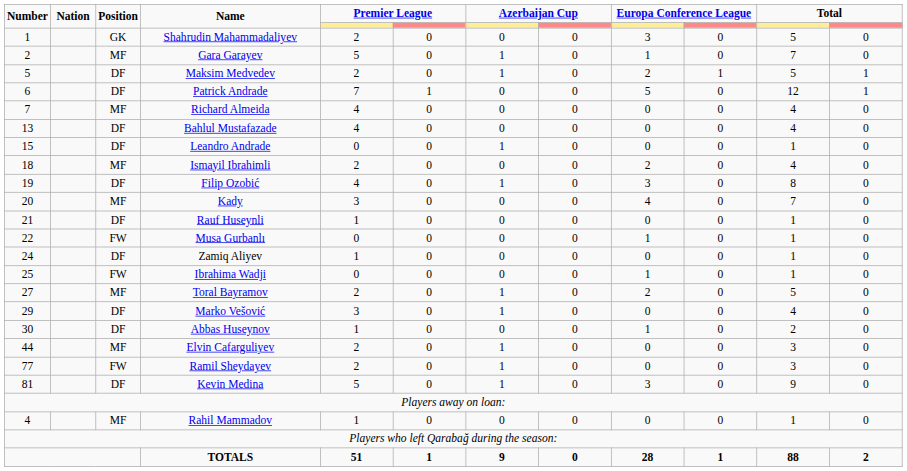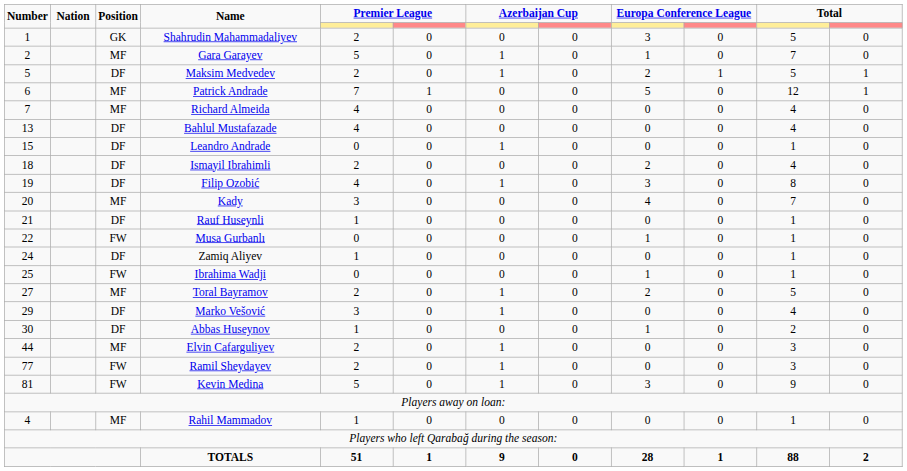(118, 92) DF -> (118, 92) MF
(118, 165) MF -> (118, 165) DF
(118, 384) DF -> (118, 384) FW
